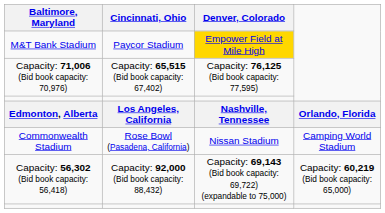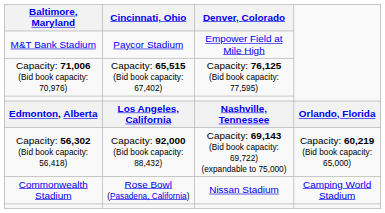(244, 44) gold background -> (244, 44) no background
rows swapped: (53, 141) <-> (53, 179)
